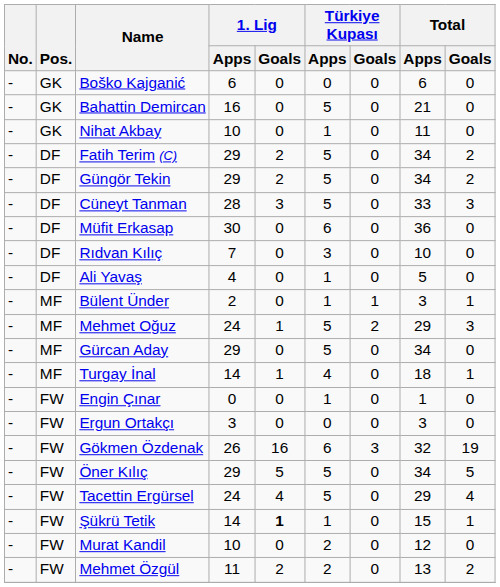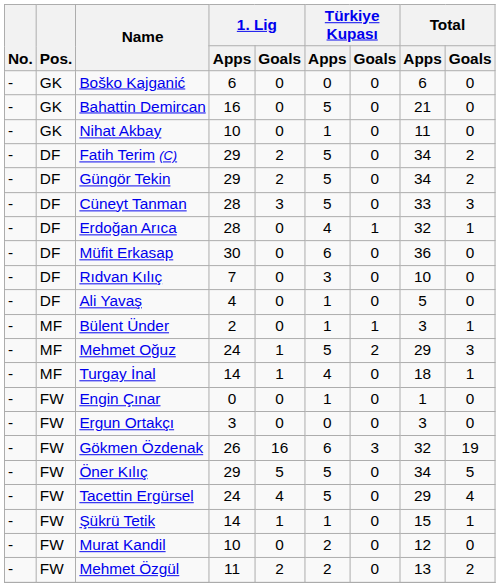+ row: (128, 228)
- row: (124, 350)
(280, 521) bold -> (280, 521) normal
